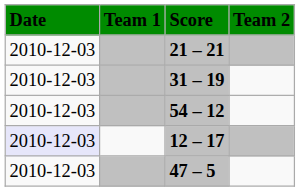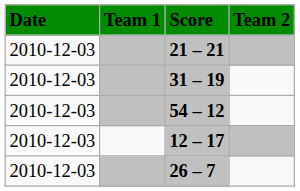(52, 140) lavender background -> (52, 140) no background
- row: (192, 171)
+ row: (192, 171)
